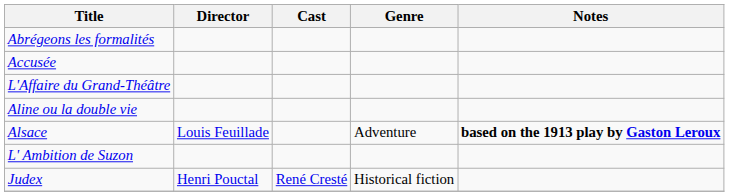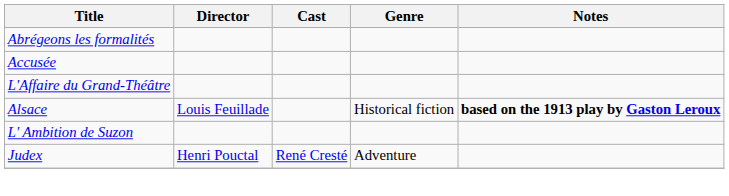- row: (72, 109)
(385, 132) Adventure -> (404, 109) Historical fiction
(404, 179) Historical fiction -> (385, 156) Adventure
